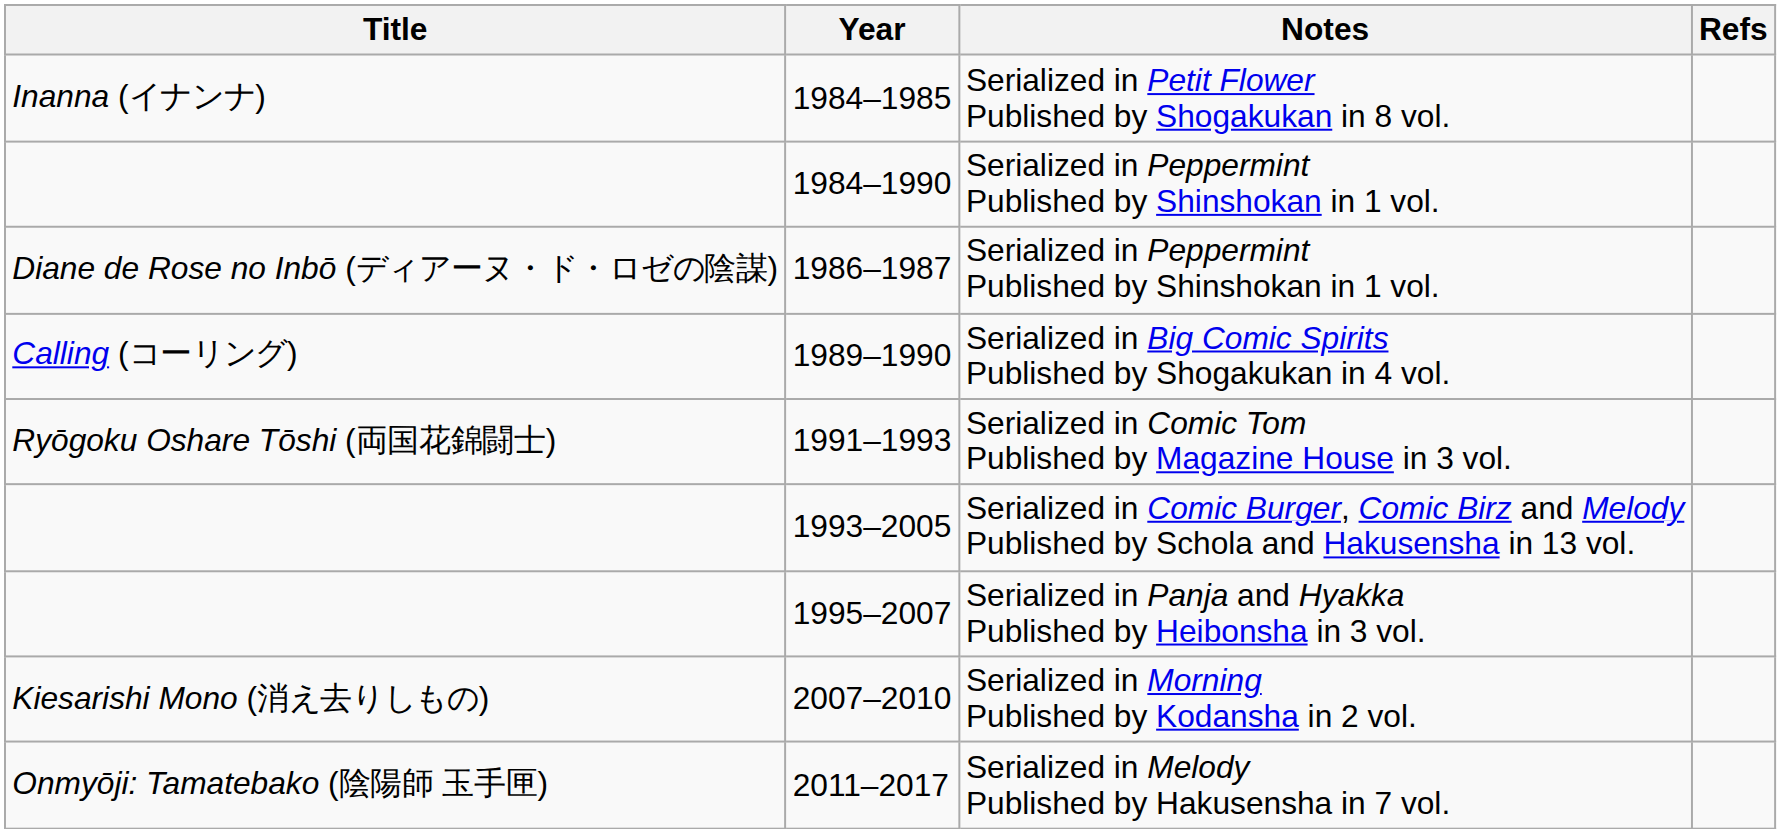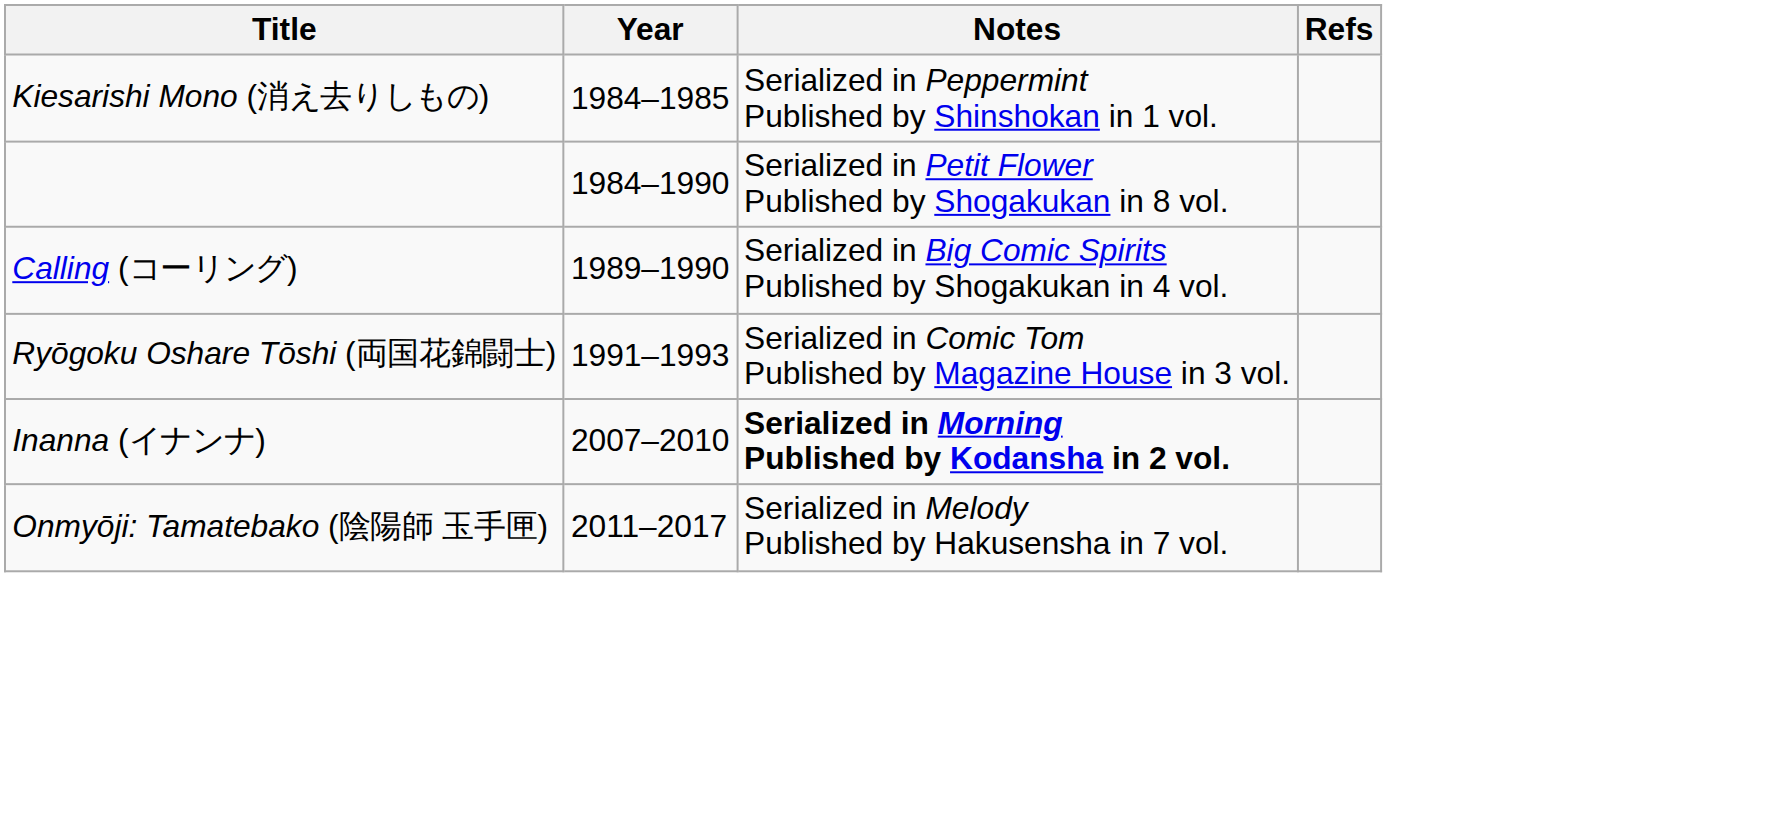(139, 96) Inanna (イナンナ) -> (251, 96) Kiesarishi Mono (消え去りしもの)
(1208, 97) Serialized in Petit Flower Published by Shogakukan in 8 vol. -> (981, 97) Serialized in Peppermint Published by Shinshokan in 1 vol.
(1203, 183) Serialized in Peppermint Published by Shinshokan in 1 vol. -> (986, 183) Serialized in Petit Flower Published by Shogakukan in 8 vol.
- row: (872, 269)
- row: (872, 527)
- row: (872, 612)
(251, 697) Kiesarishi Mono (消え去りしもの) -> (139, 440) Inanna (イナンナ)
(1191, 698) normal -> (987, 441) bold
